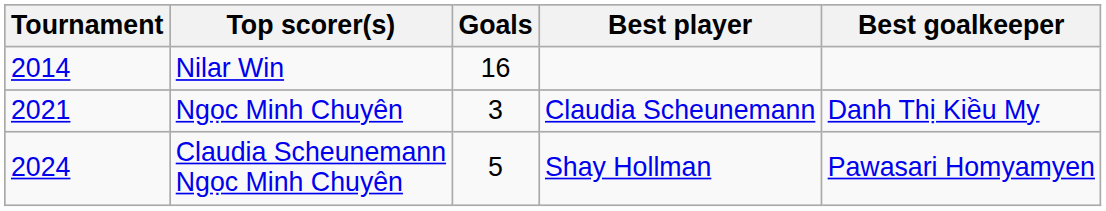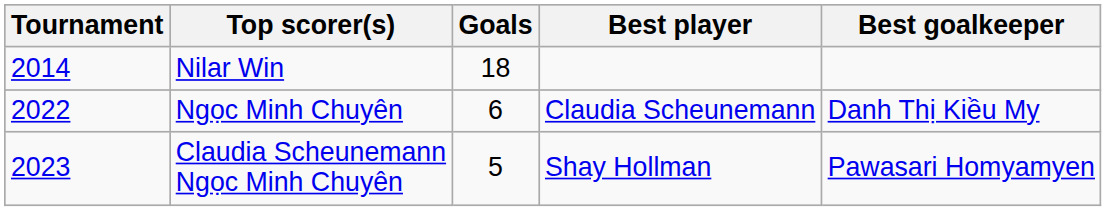(496, 68) 16 -> (496, 68) 18
(41, 110) 2021 -> (41, 110) 2022
(496, 110) 3 -> (496, 110) 6
(41, 167) 2024 -> (41, 167) 2023
